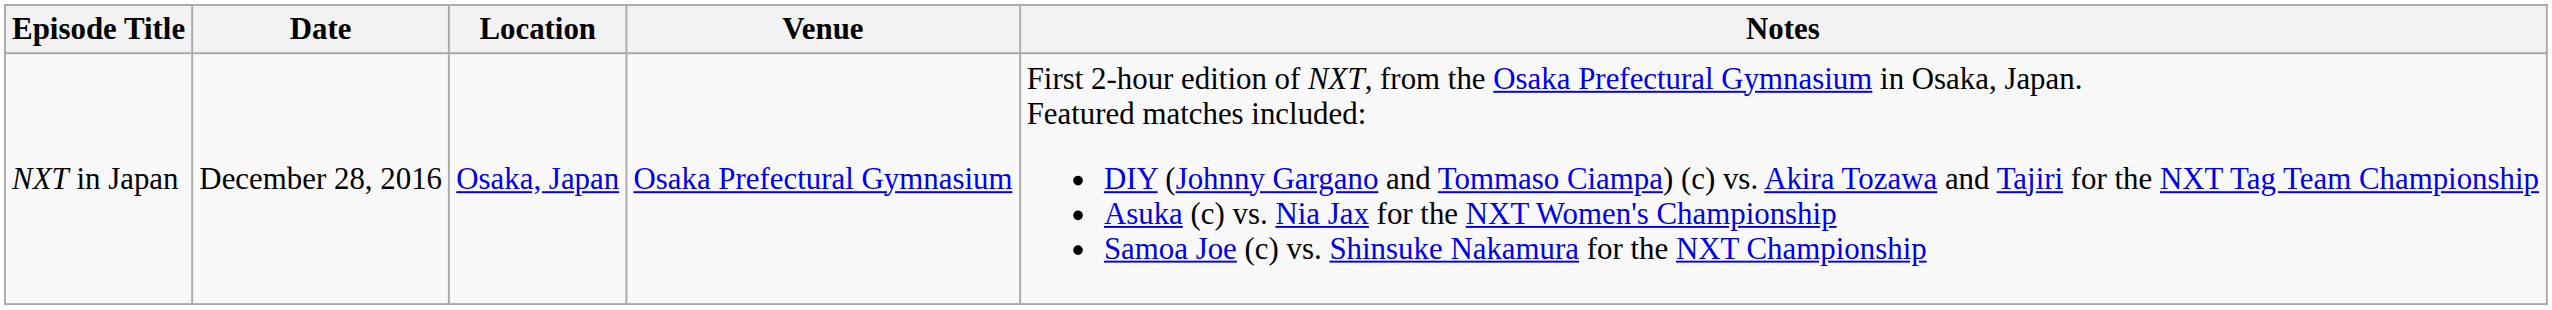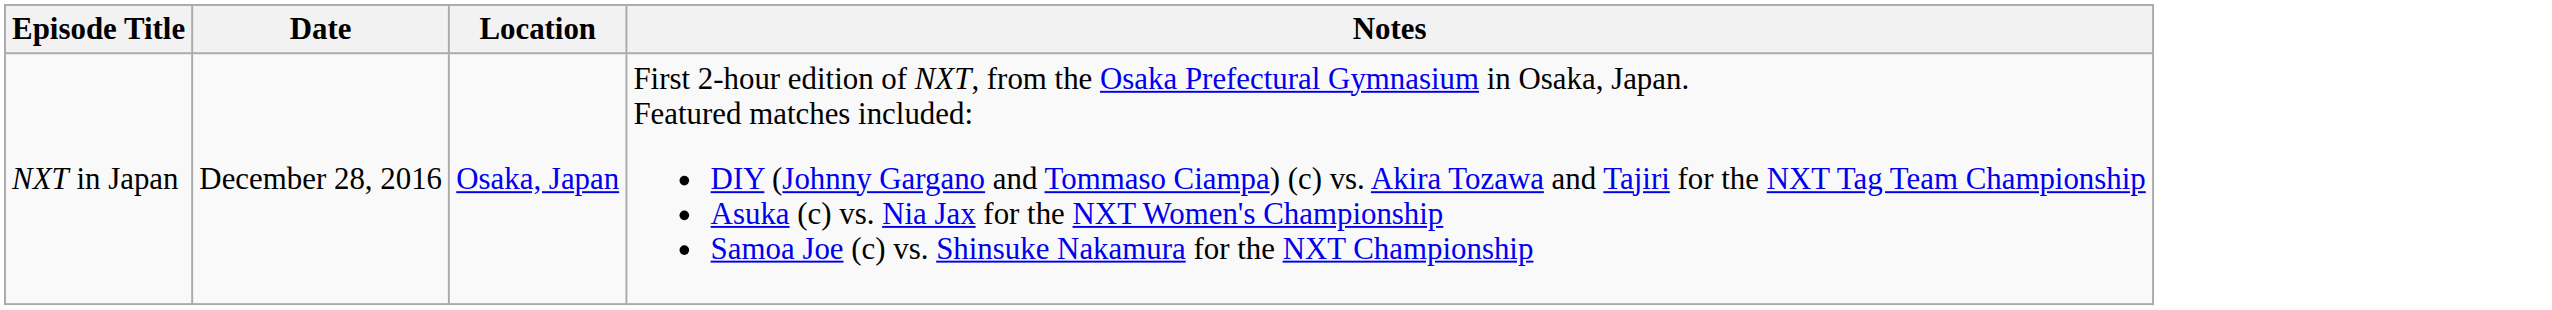- column: (823, 28)
